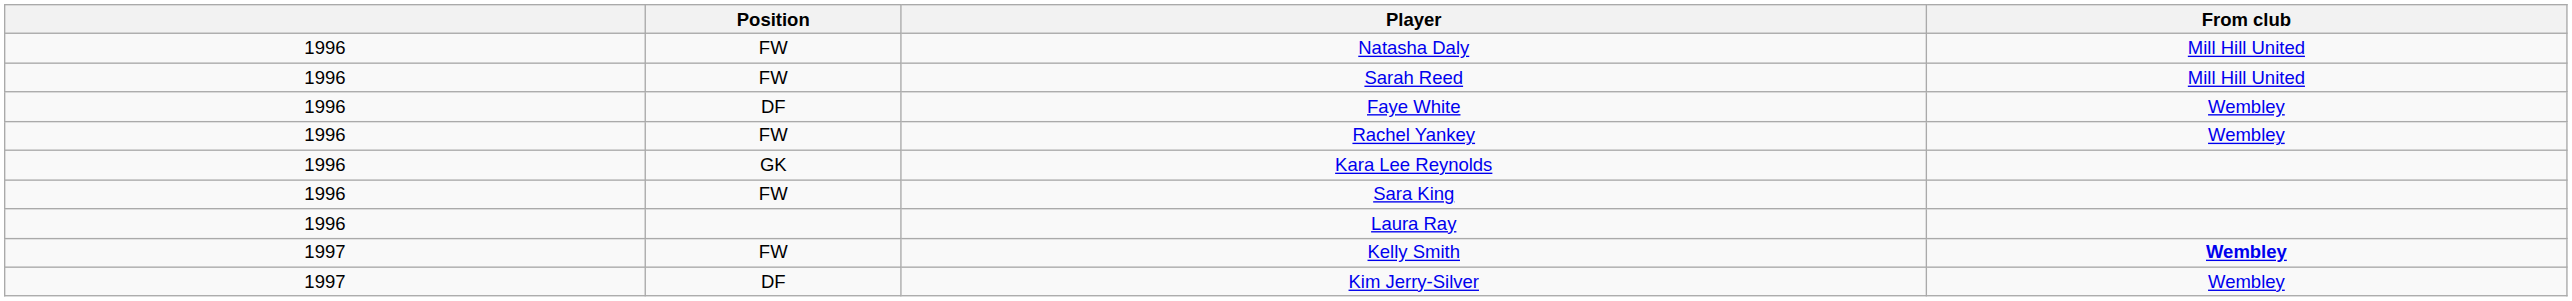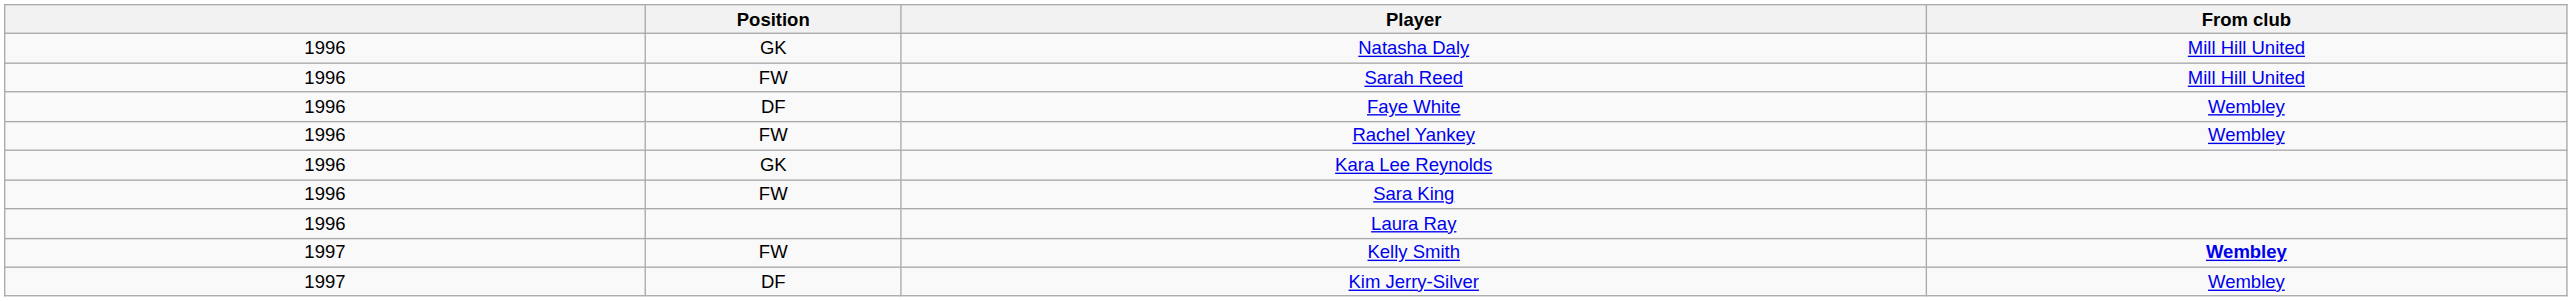(773, 48) FW -> (773, 48) GK
